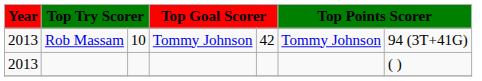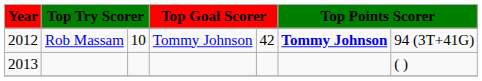(23, 40) 2013 -> (23, 40) 2012
(331, 40) normal -> (334, 40) bold
